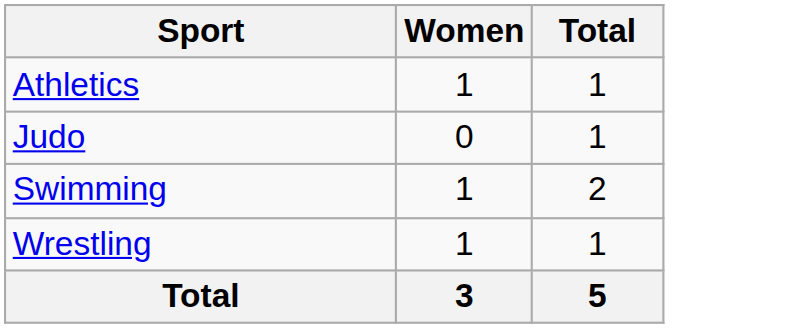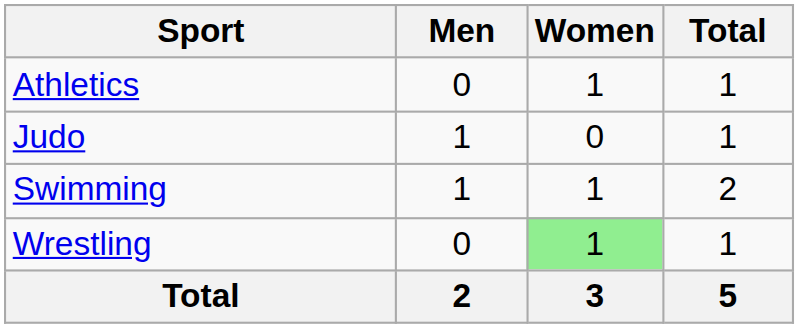+ column: (462, 31)
(464, 243) no background -> (595, 243) lightgreen background
